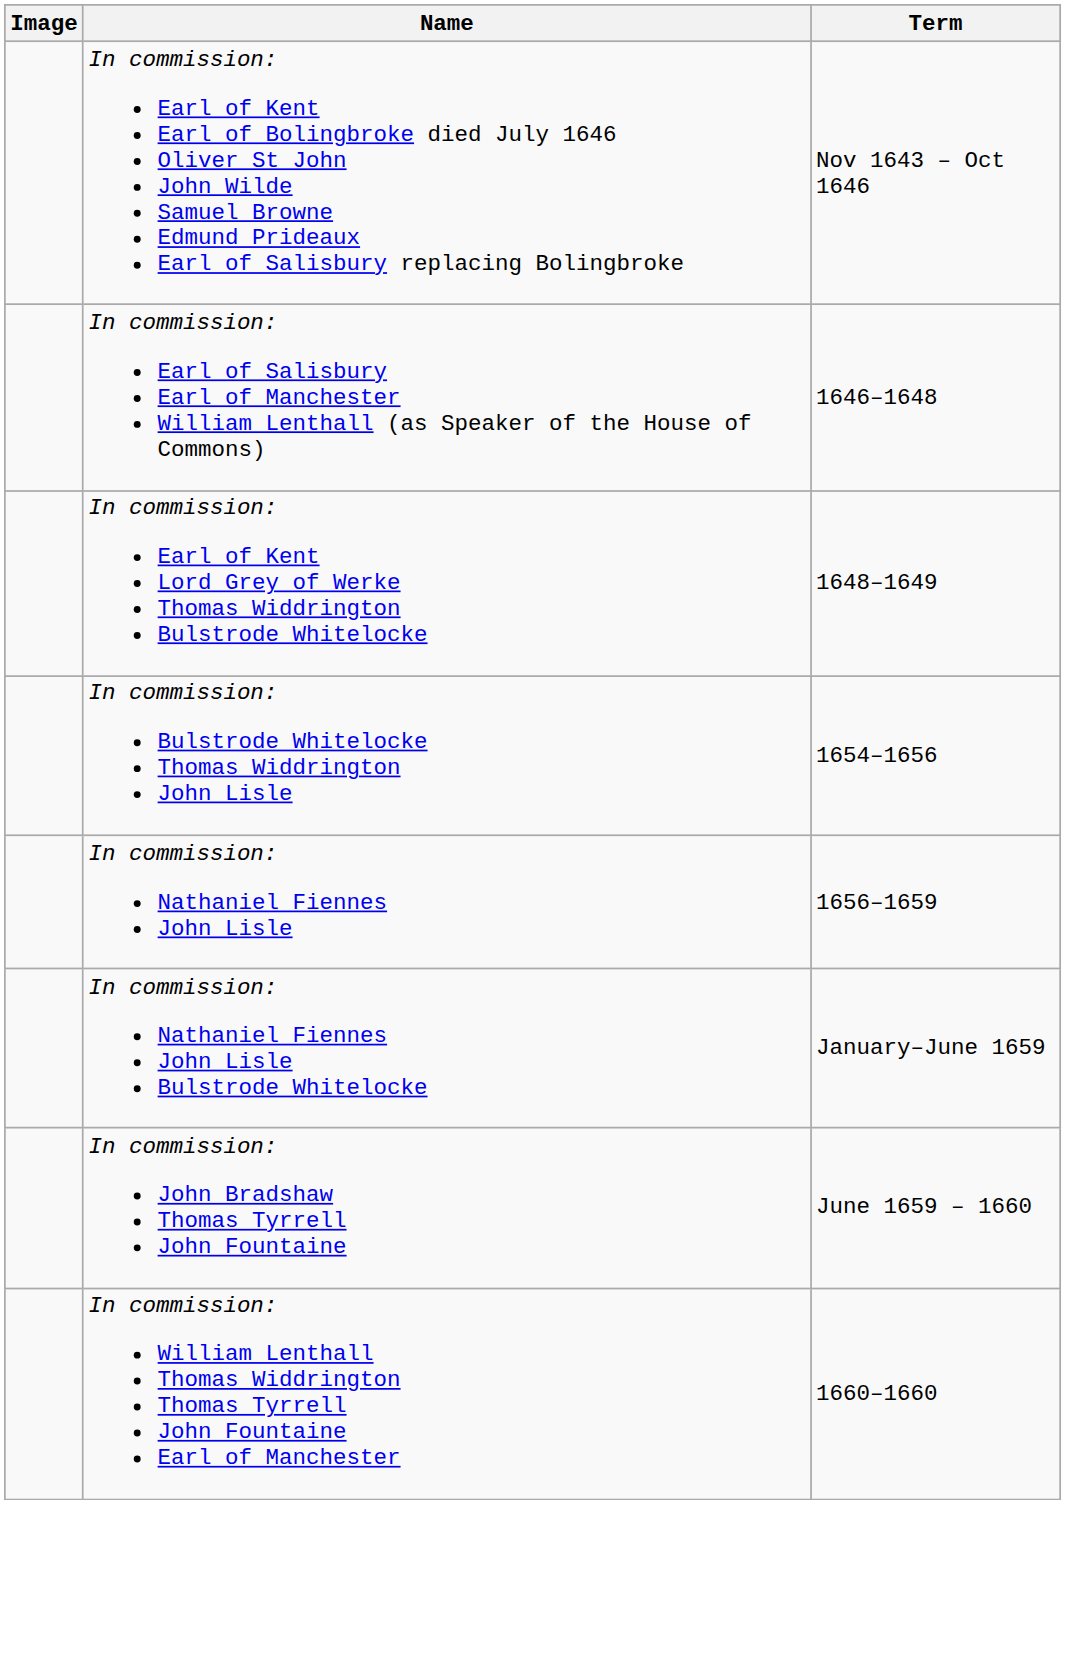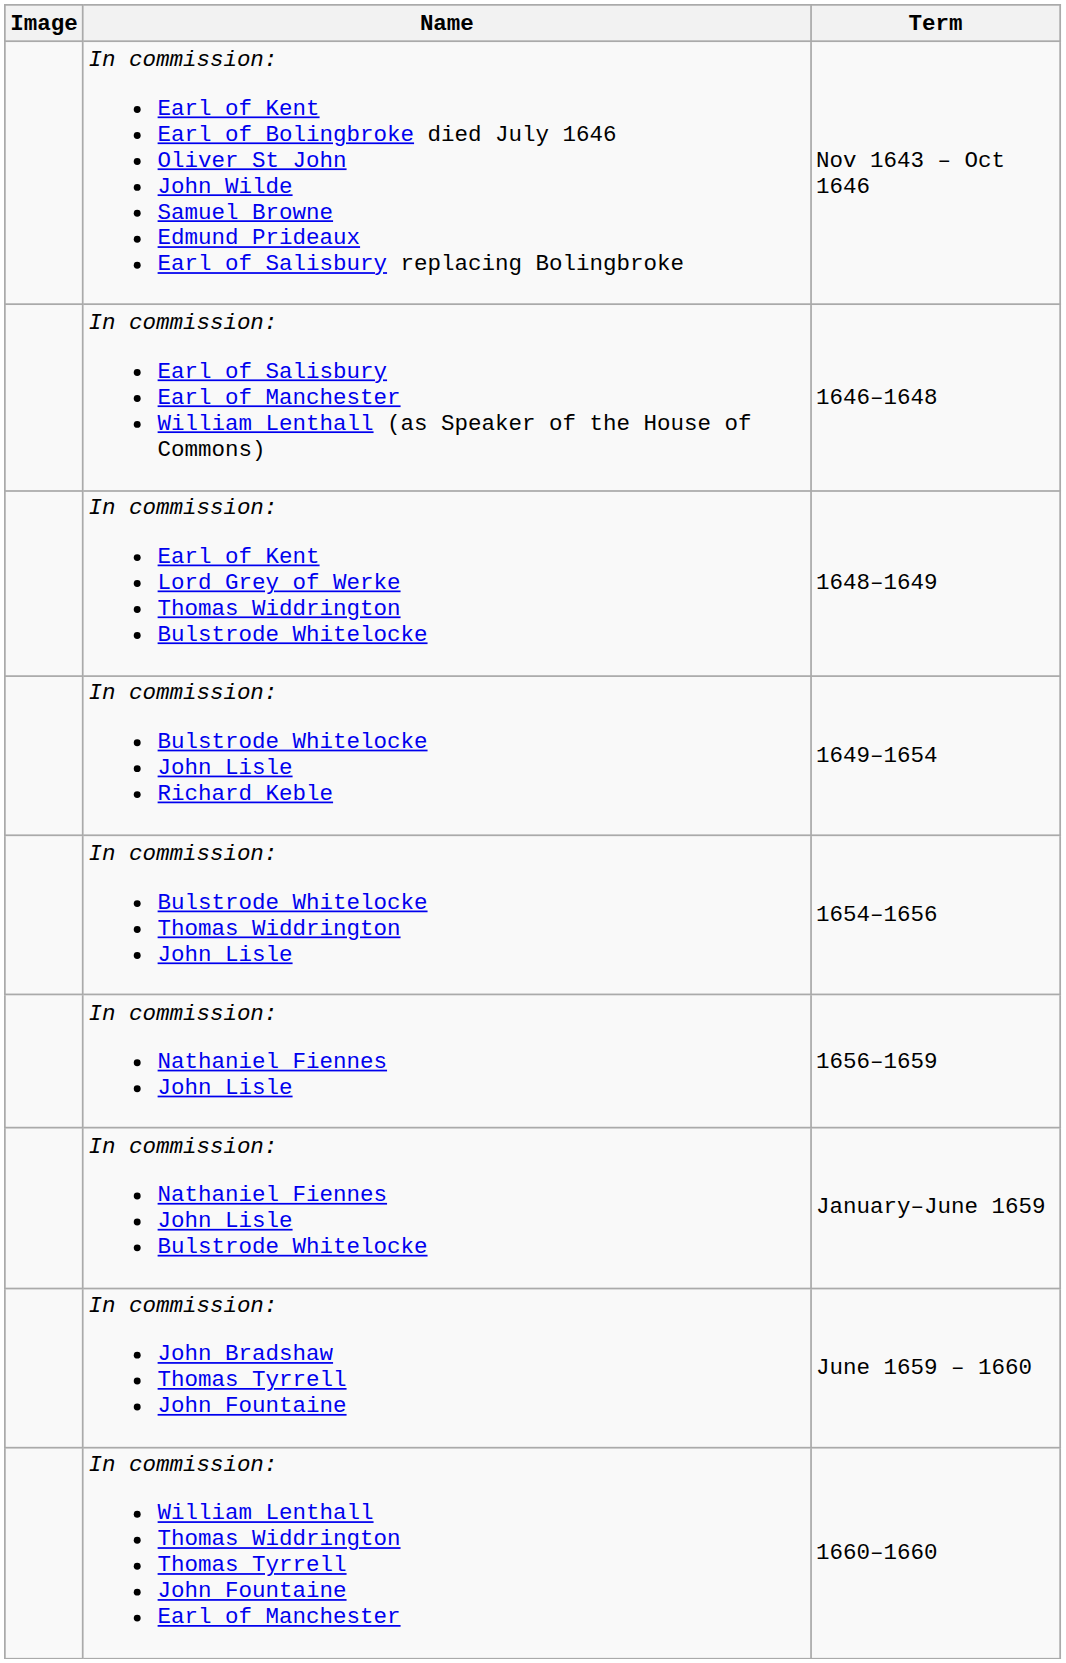+ row: (447, 744)
